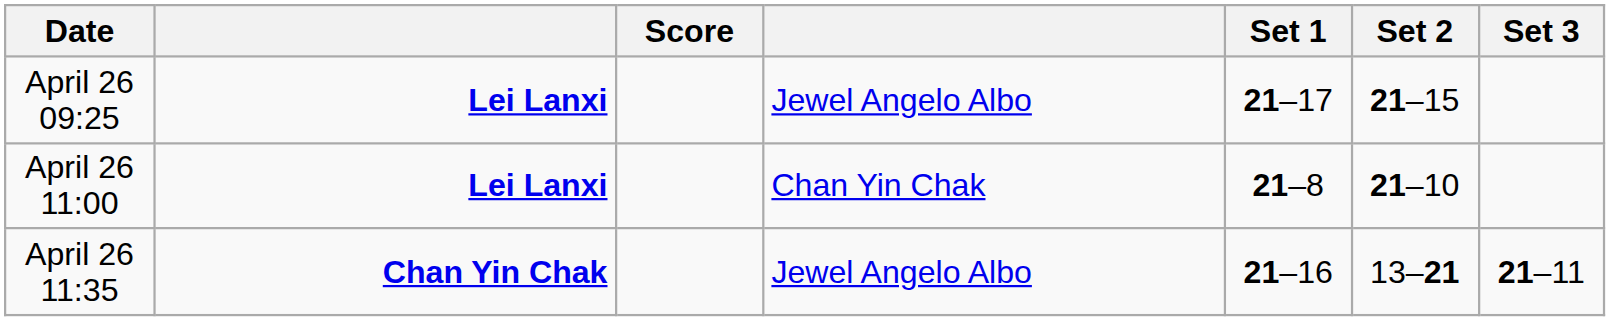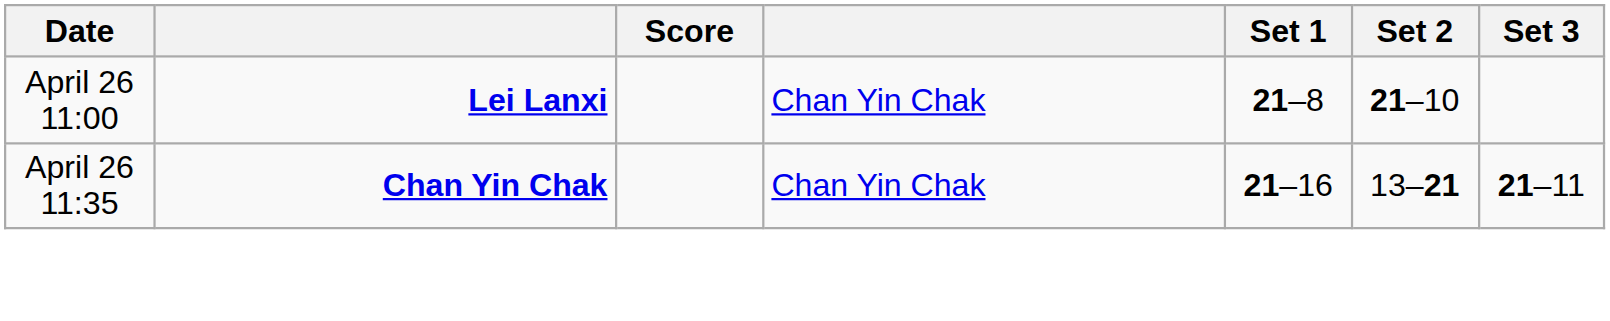- row: (80, 99)
(902, 272) Jewel Angelo Albo -> (878, 186) Chan Yin Chak
